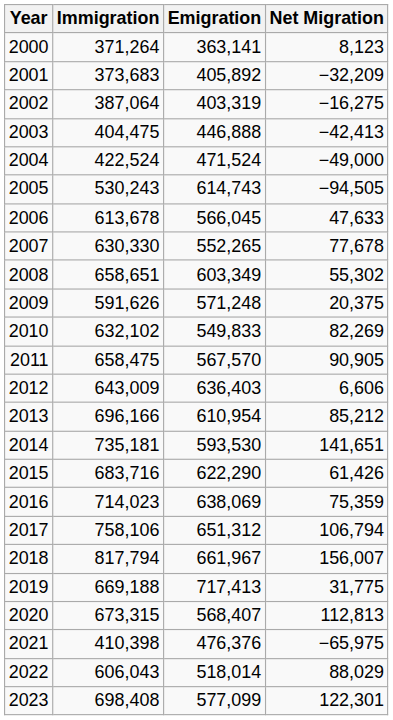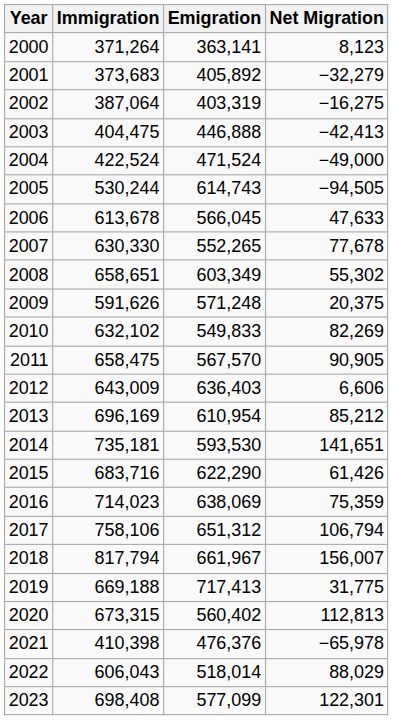(351, 75) −32,209 -> (351, 75) −32,279
(127, 189) 530,243 -> (127, 189) 530,244
(127, 416) 696,166 -> (127, 416) 696,169
(229, 615) 568,407 -> (229, 615) 560,402
(351, 643) −65,975 -> (351, 643) −65,978
